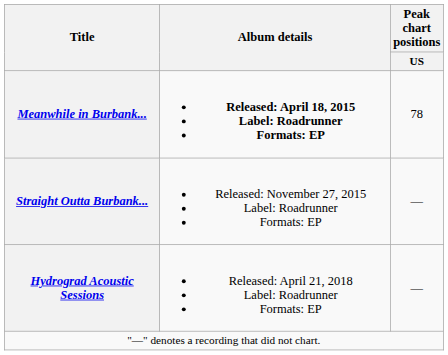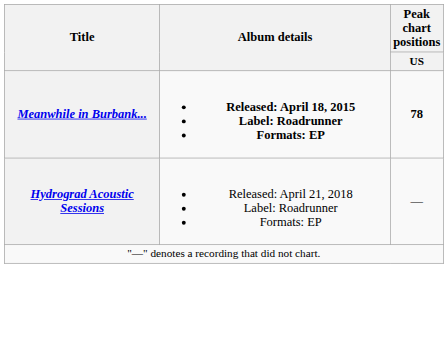(417, 114) normal -> (417, 114) bold
- row: (82, 201)
